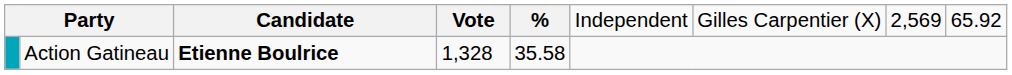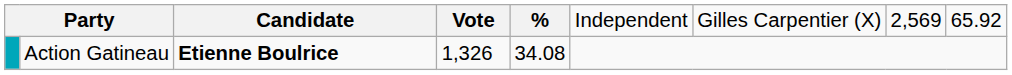(467, 52) 1,328 -> (467, 52) 1,326
(540, 52) 35.58 -> (540, 52) 34.08
